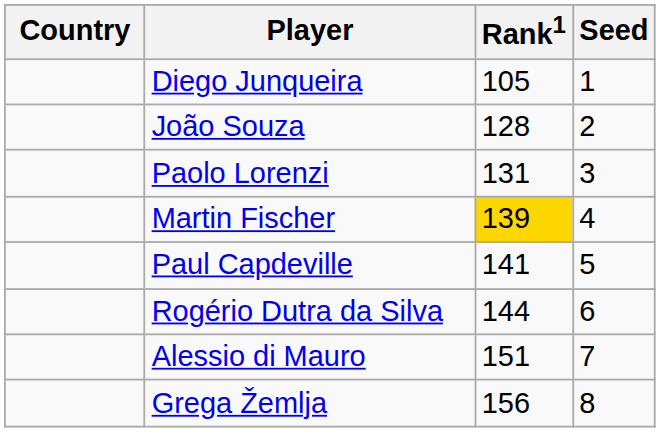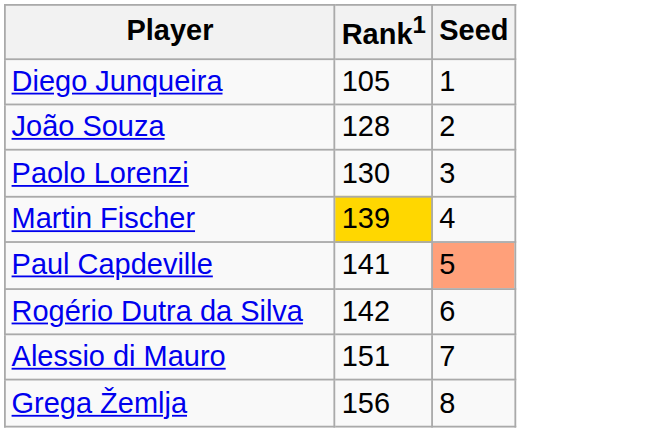- column: (75, 31)
(506, 173) 131 -> (366, 173) 130
(587, 264) no background -> (447, 264) lightsalmon background
(506, 310) 144 -> (366, 310) 142
